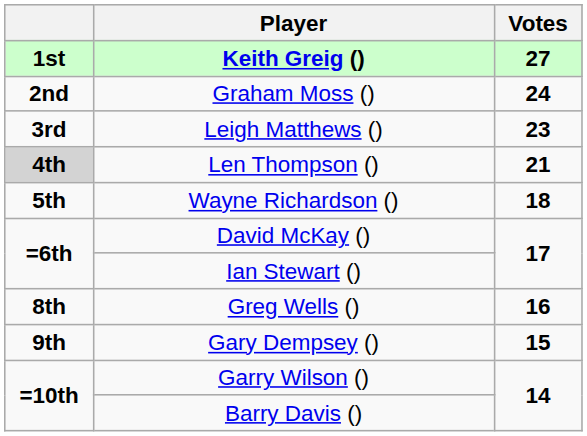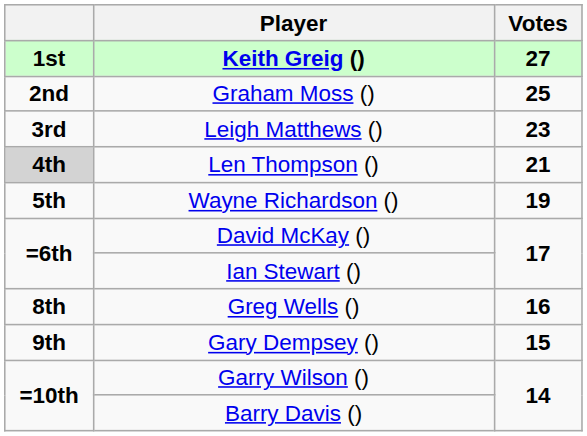(538, 94) 24 -> (538, 94) 25
(538, 200) 18 -> (538, 200) 19
